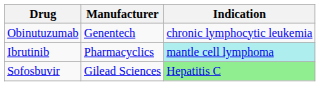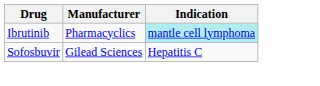- row: (43, 33)
(194, 71) lightgreen background -> (175, 52) no background
